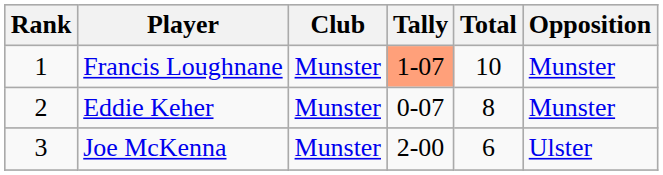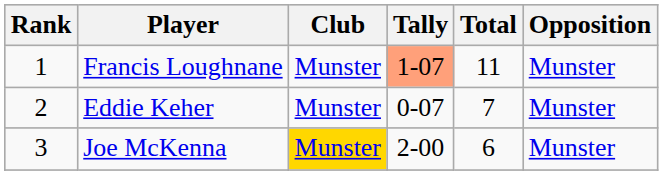(488, 66) 10 -> (488, 66) 11
(488, 107) 8 -> (488, 107) 7
(338, 148) no background -> (338, 148) gold background
(560, 148) Ulster -> (572, 148) Munster
